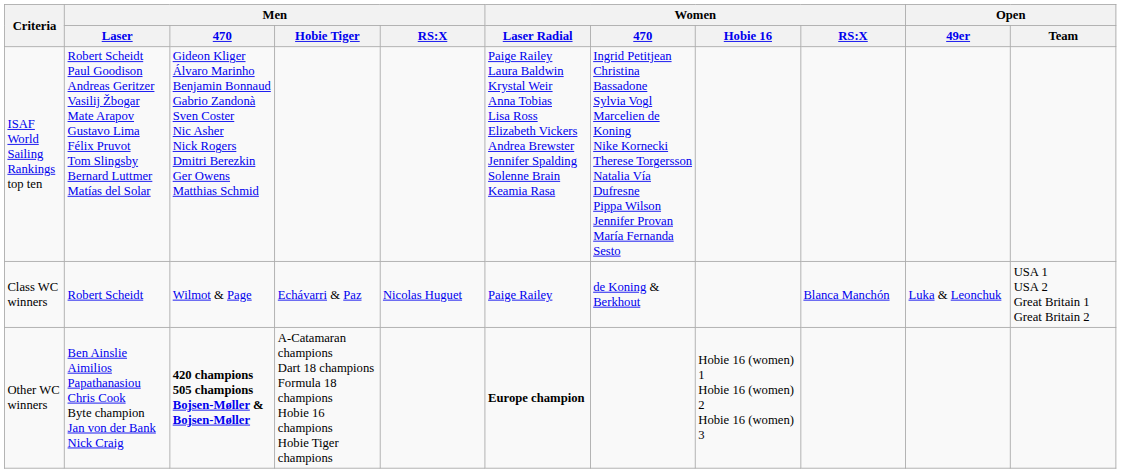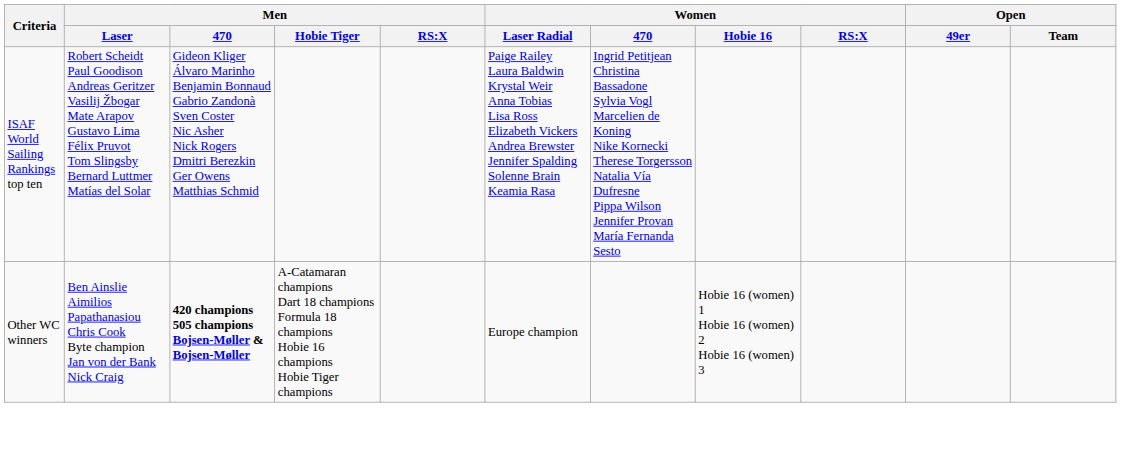- row: (33, 294)
(536, 398) bold -> (533, 332) normal
